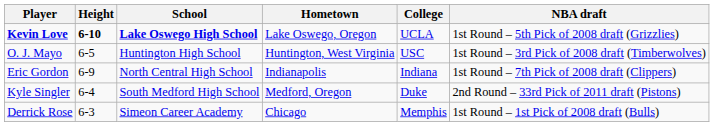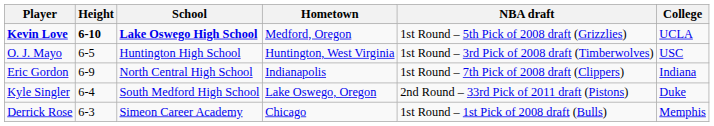columns swapped: (423, 14) <-> (579, 14)
(321, 33) Lake Oswego, Oregon -> (308, 33) Medford, Oregon
(308, 92) Medford, Oregon -> (321, 92) Lake Oswego, Oregon
